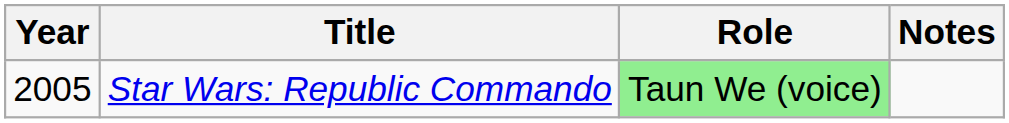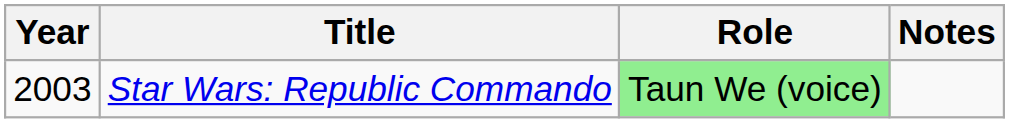(52, 88) 2005 -> (52, 88) 2003
